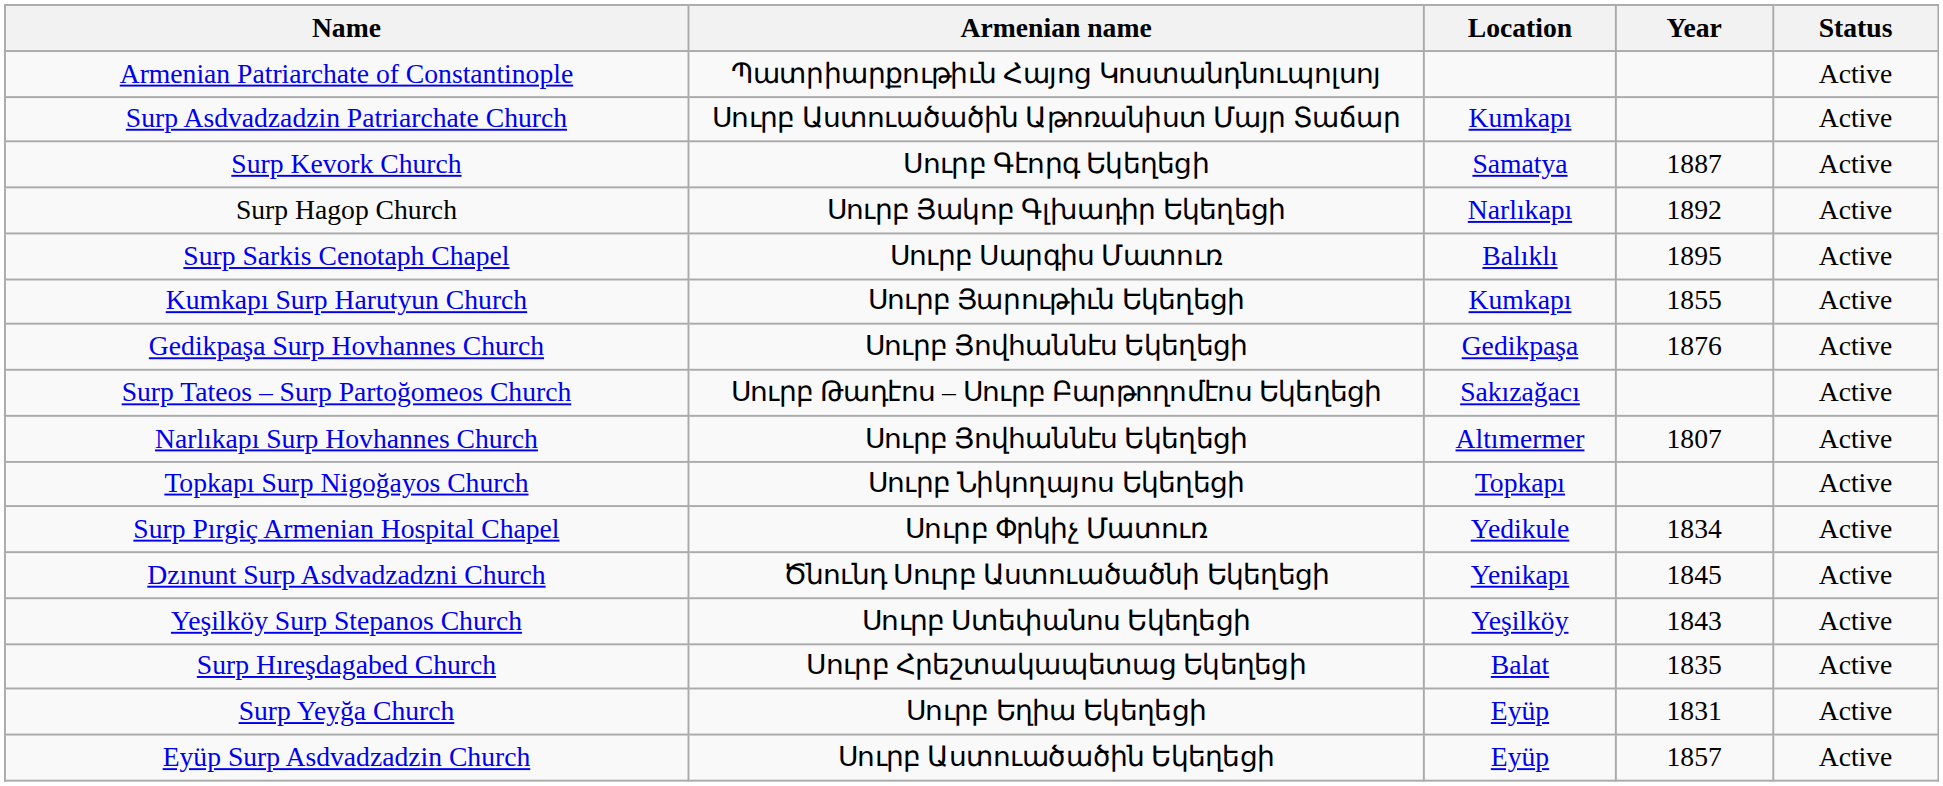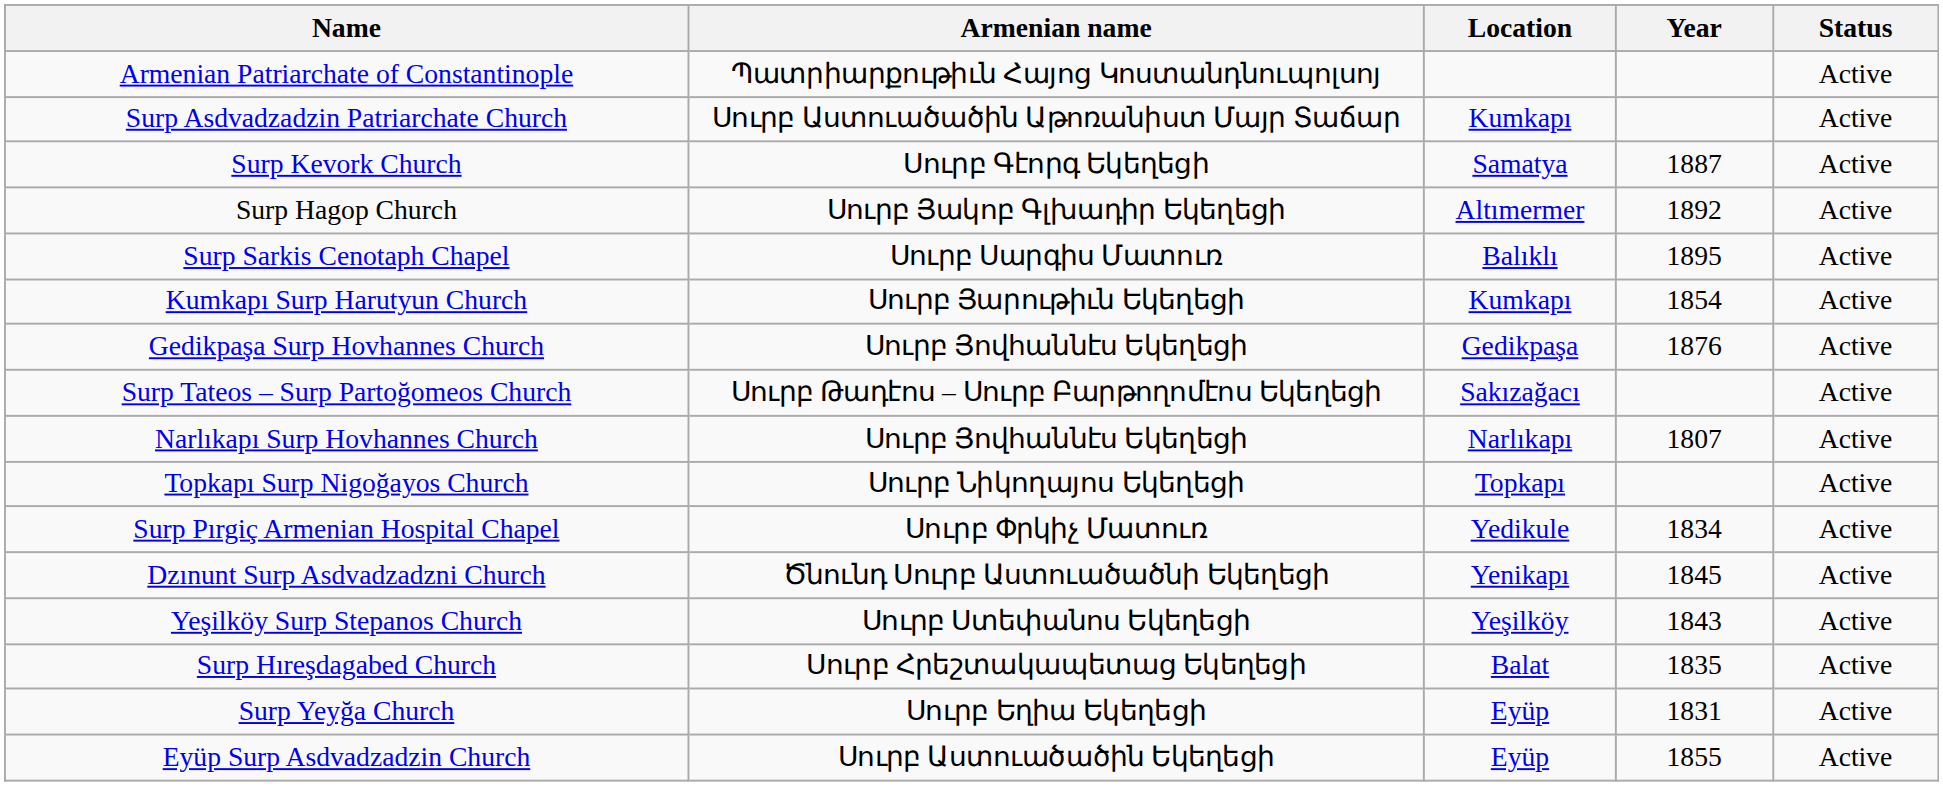(1520, 210) Narlıkapı -> (1520, 210) Altımermer
(1694, 301) 1855 -> (1694, 301) 1854
(1520, 438) Altımermer -> (1520, 438) Narlıkapı
(1694, 757) 1857 -> (1694, 757) 1855
